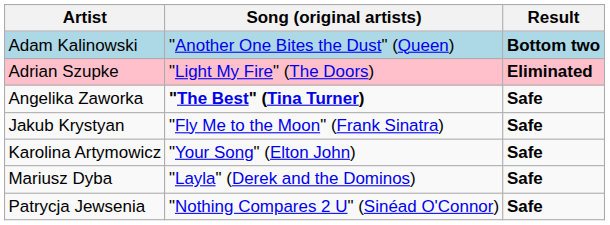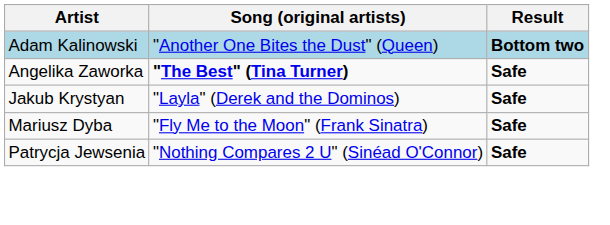- row: (64, 71)
(306, 125) "Fly Me to the Moon" (Frank Sinatra) -> (276, 98) "Layla" (Derek and the Dominos)
- row: (85, 152)
(292, 179) "Layla" (Derek and the Dominos) -> (290, 125) "Fly Me to the Moon" (Frank Sinatra)
